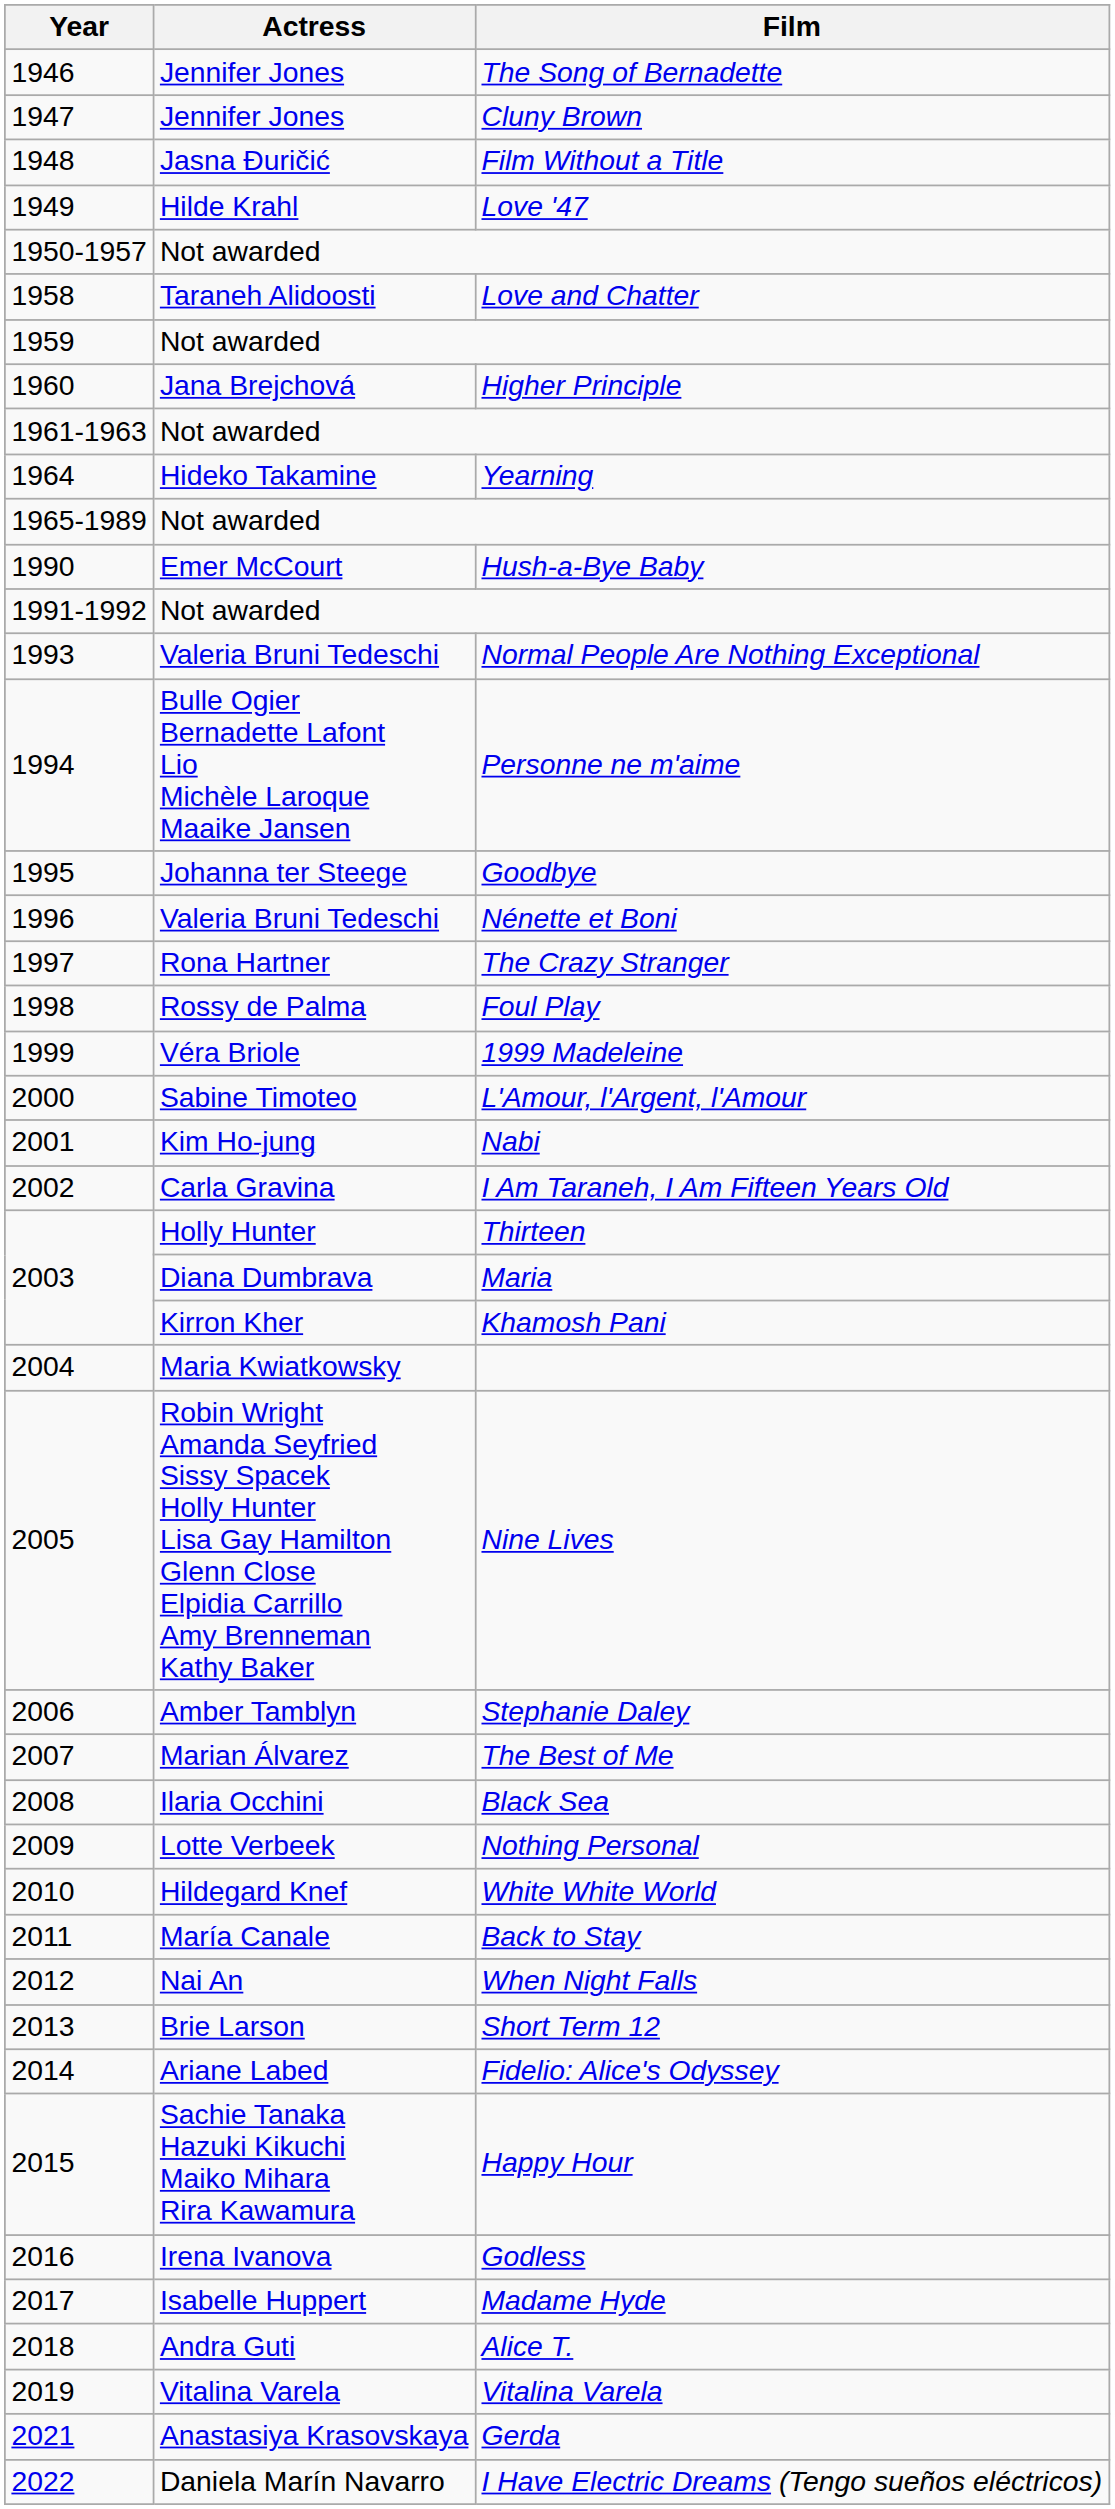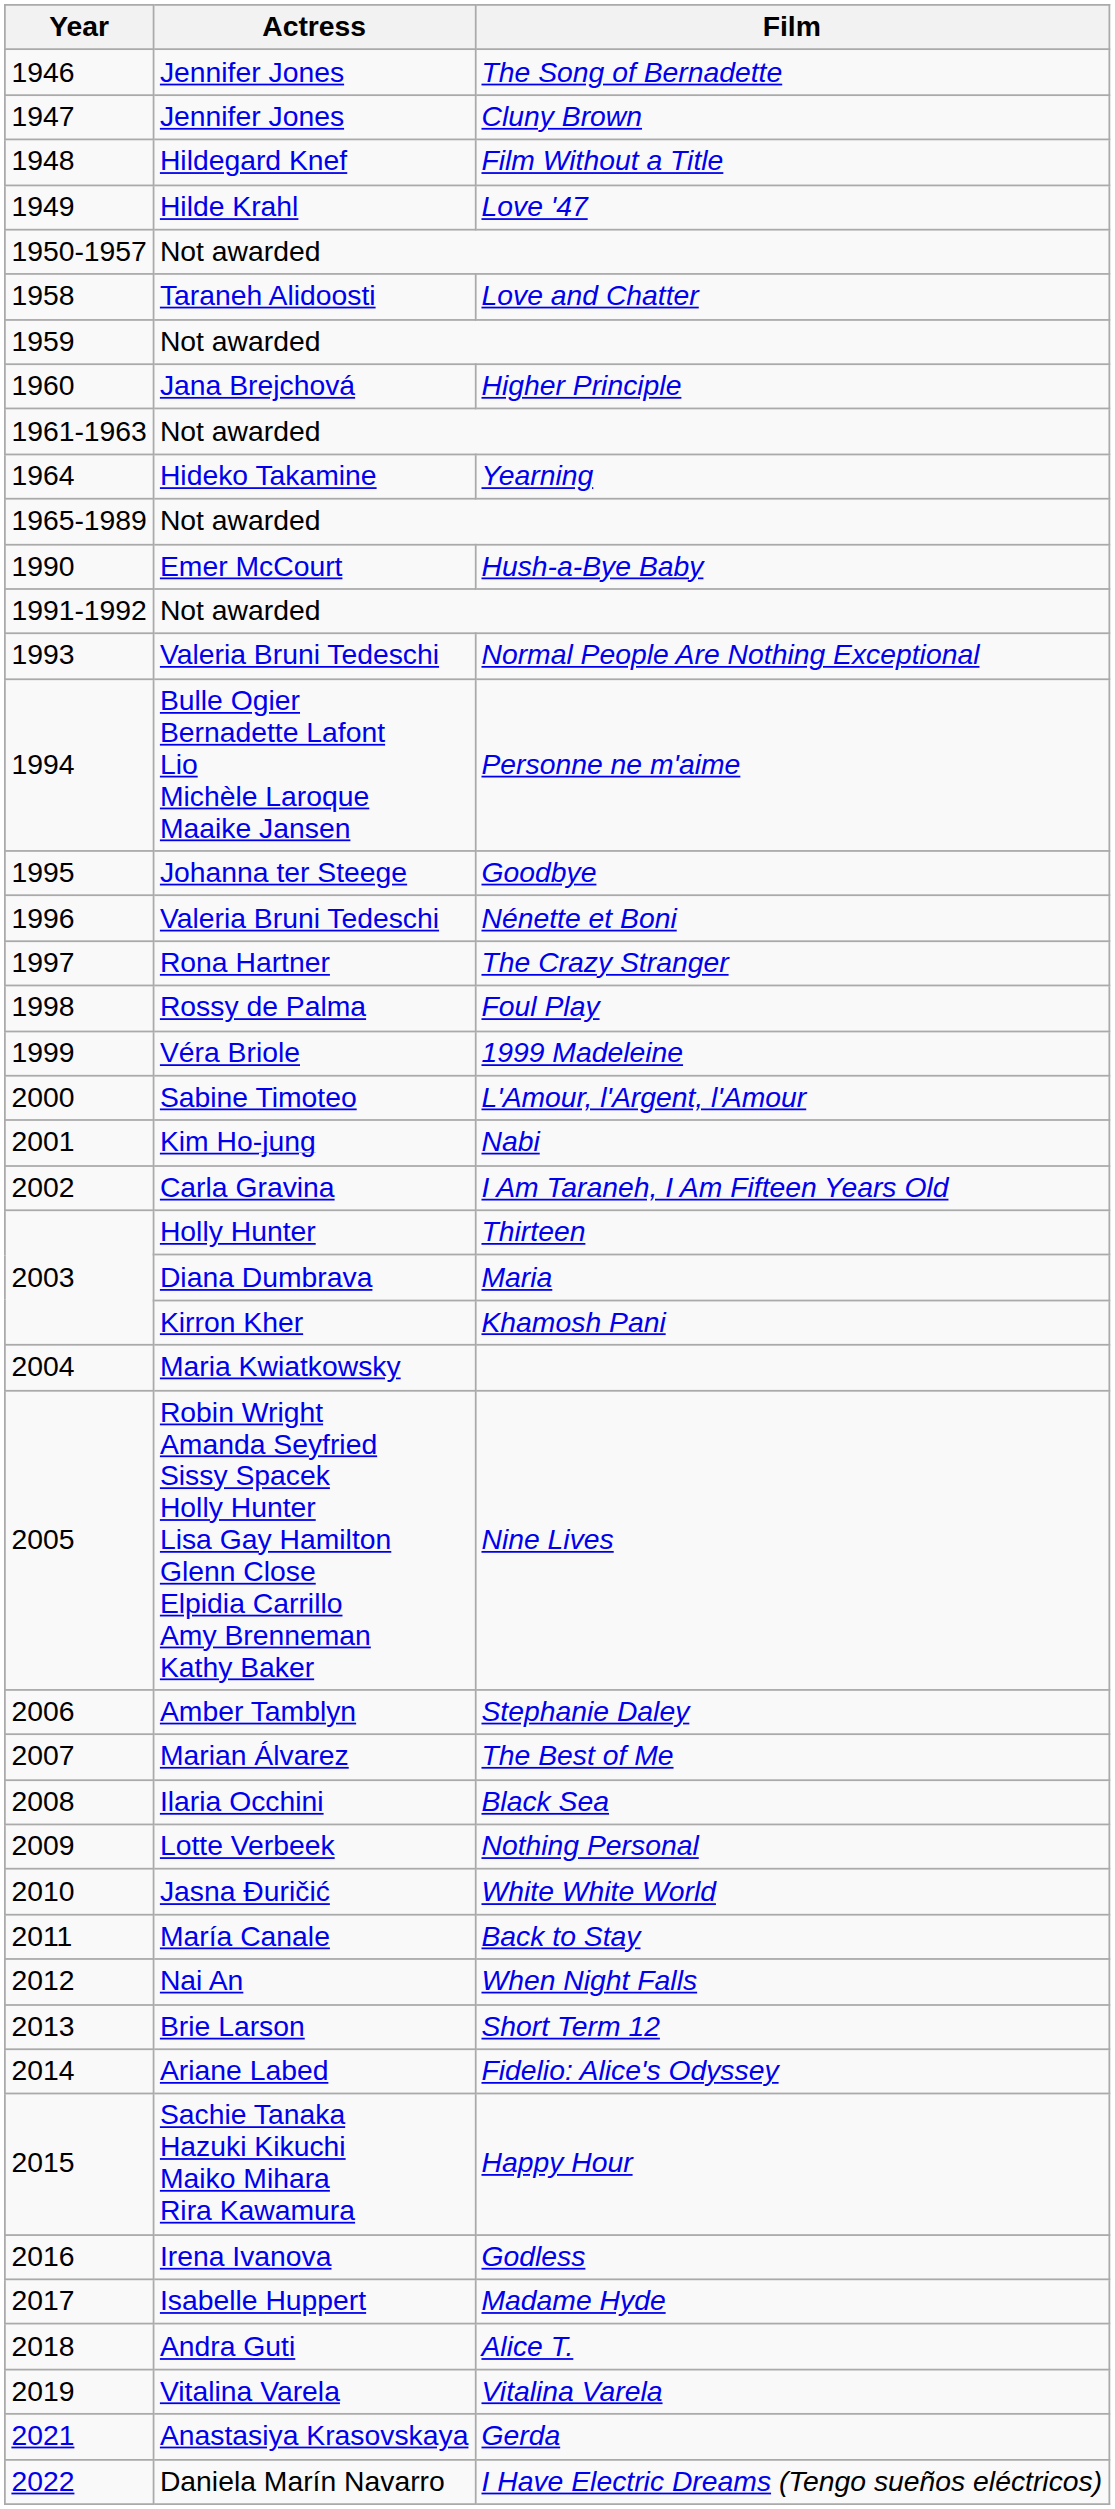(245, 161) Jasna Đuričić -> (254, 161) Hildegard Knef
(254, 1891) Hildegard Knef -> (245, 1891) Jasna Đuričić
